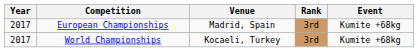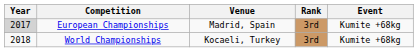(20, 25) no background -> (20, 25) lightgrey background
(20, 39) 2017 -> (20, 39) 2018
